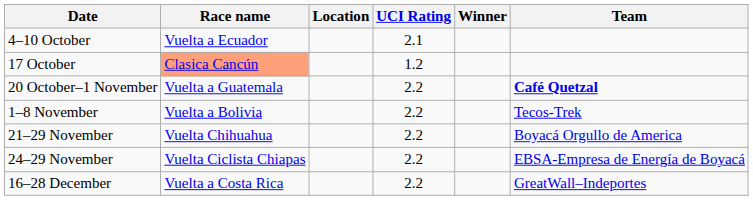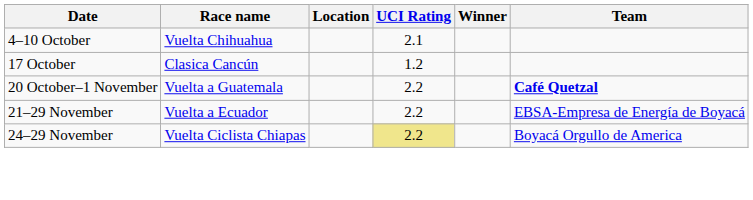(216, 40) Vuelta a Ecuador -> (218, 40) Vuelta Chihuahua
(211, 64) lightsalmon background -> (211, 64) no background
- row: (53, 111)
(218, 135) Vuelta Chihuahua -> (216, 111) Vuelta a Ecuador
(598, 135) Boyacá Orgullo de America -> (629, 111) EBSA-Empresa de Energía de Boyacá
(414, 159) no background -> (414, 135) khaki background
(629, 159) EBSA-Empresa de Energía de Boyacá -> (598, 135) Boyacá Orgullo de America
- row: (60, 183)
